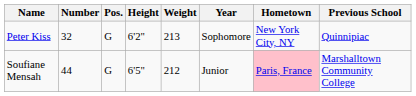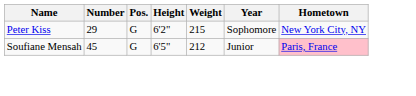- column: (365, 13)
(66, 36) 32 -> (92, 30) 29
(172, 36) 213 -> (197, 30) 215
(66, 71) 44 -> (92, 47) 45
